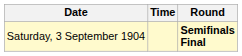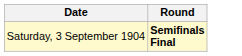- column: (163, 13)
